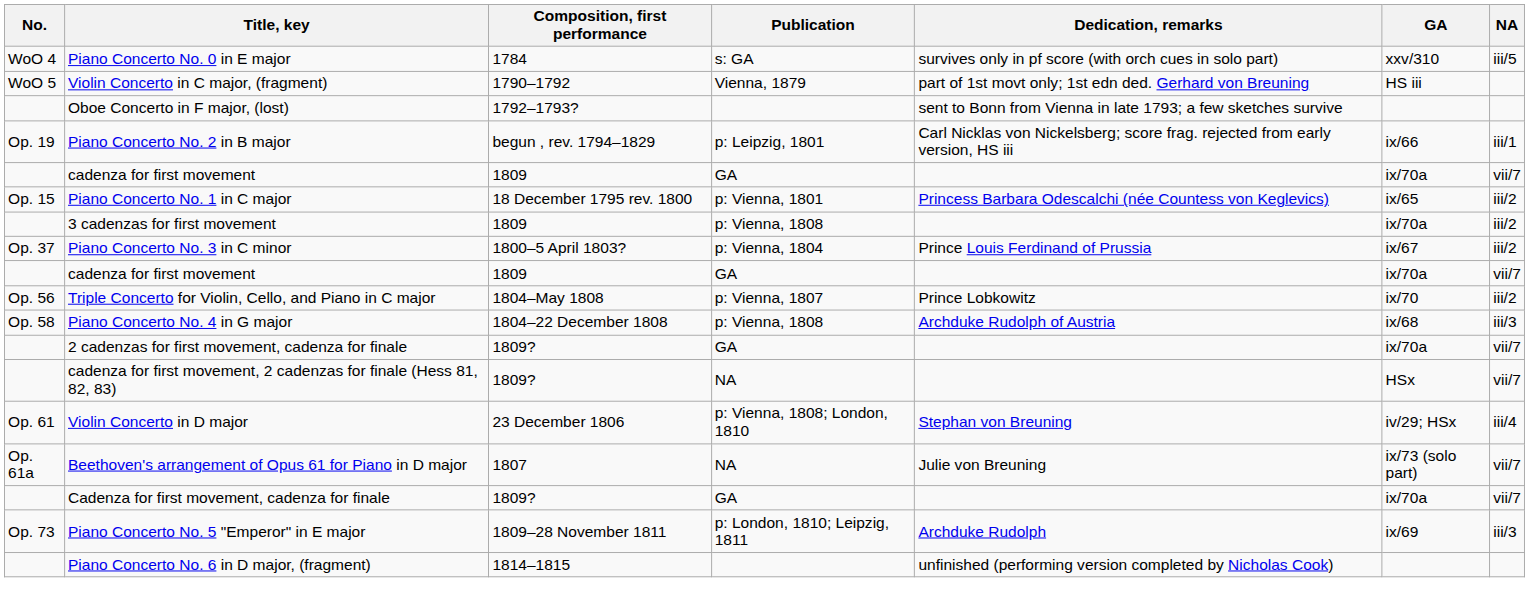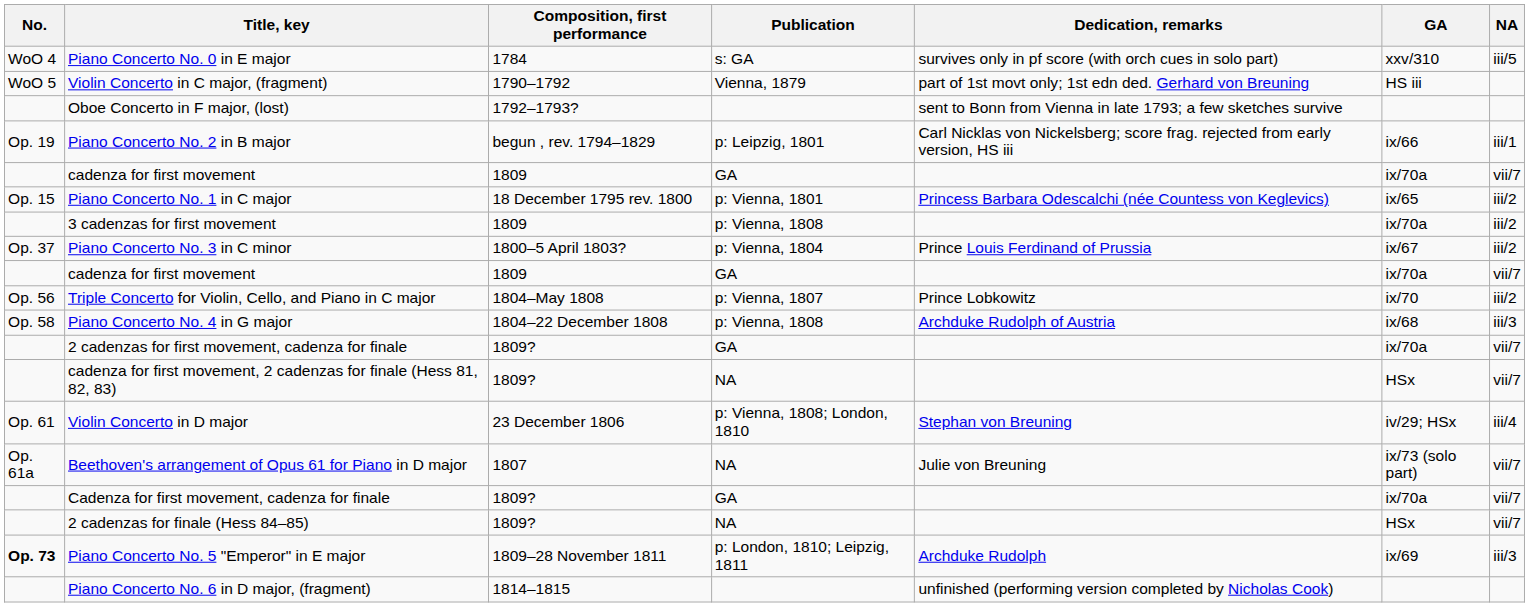+ row: (188, 522)
(31, 531) normal -> (32, 555) bold
